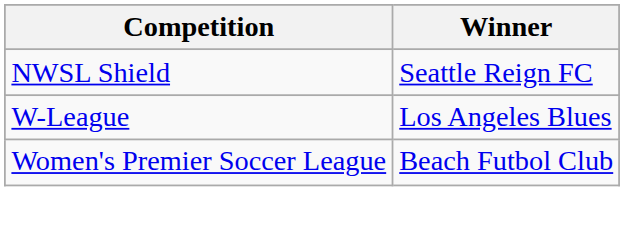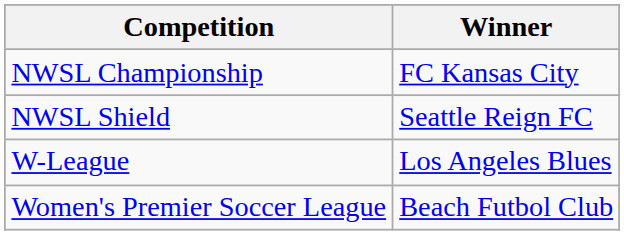+ row: (137, 71)
